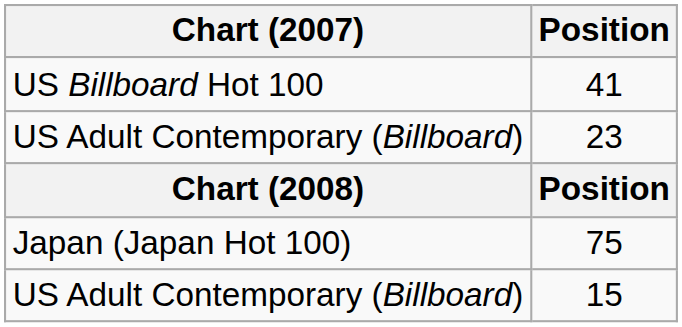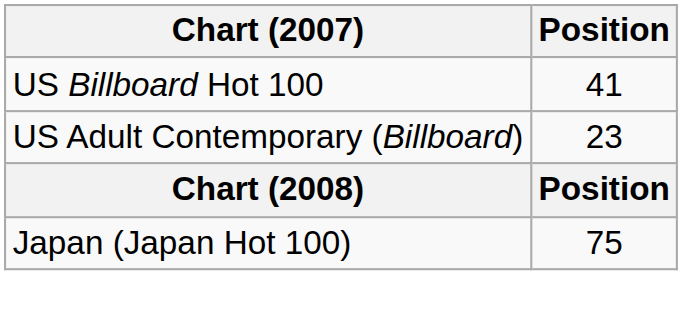- row: (604, 294)
